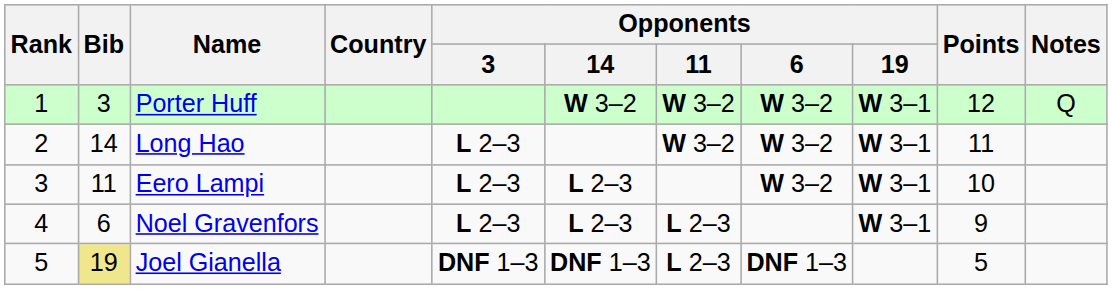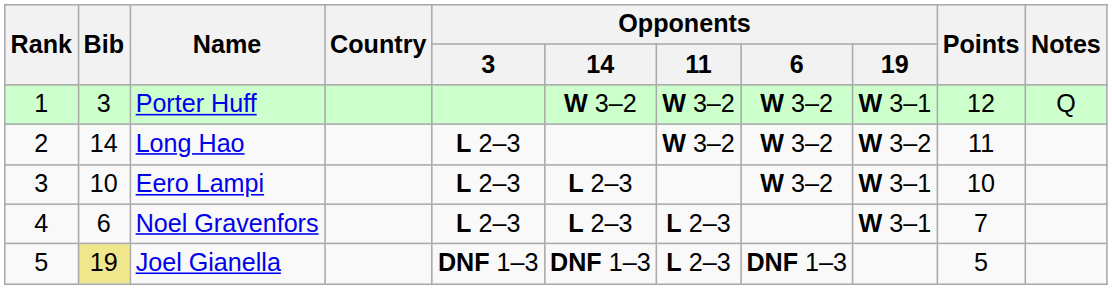(895, 143) W 3–1 -> (895, 143) W 3–2
(104, 183) 11 -> (104, 183) 10
(981, 223) 9 -> (981, 223) 7
